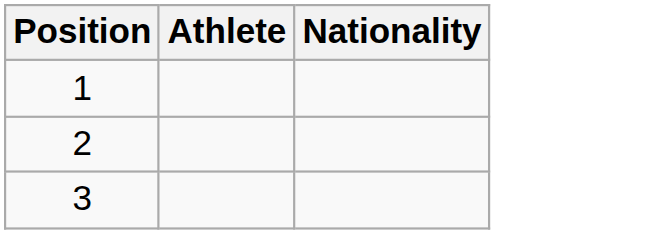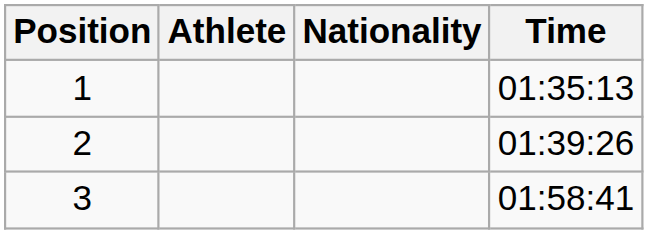+ column: (566, 32)
